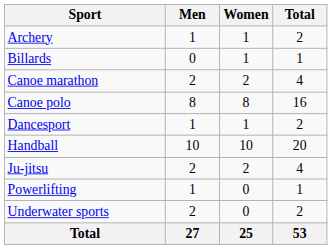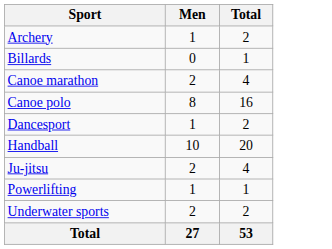- column: (246, 15)
